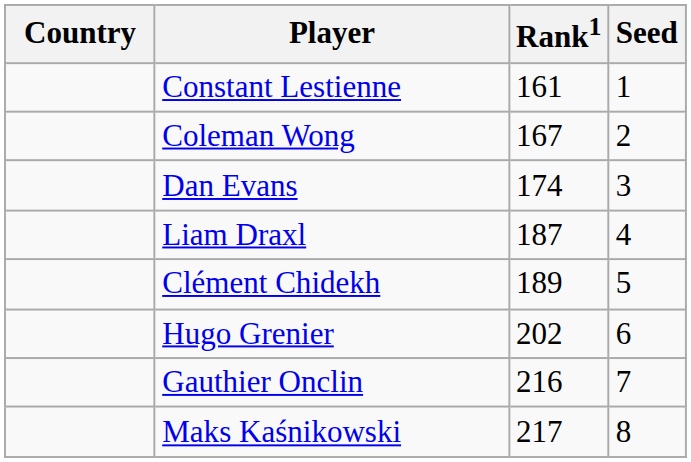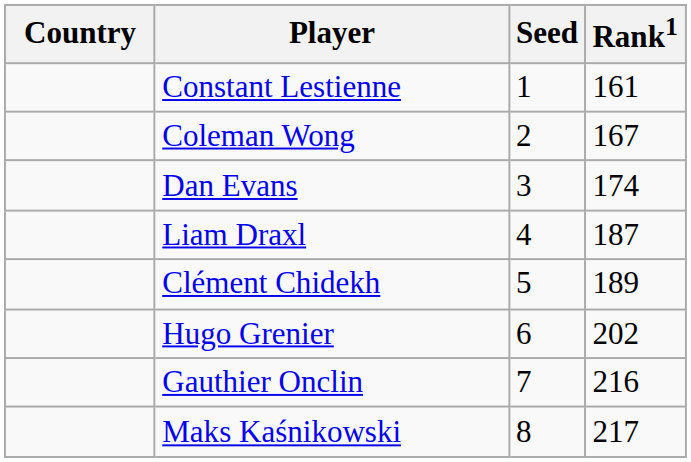columns swapped: (559, 33) <-> (647, 33)
